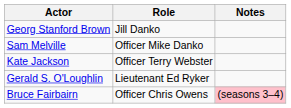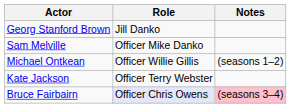+ row: (46, 62)
- row: (55, 78)
(161, 95) no background -> (161, 95) lavender background
